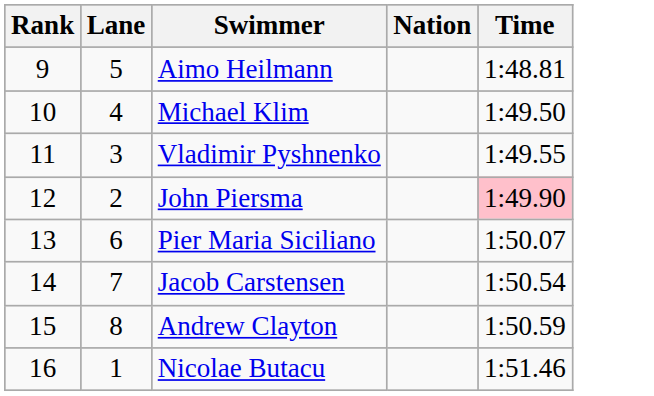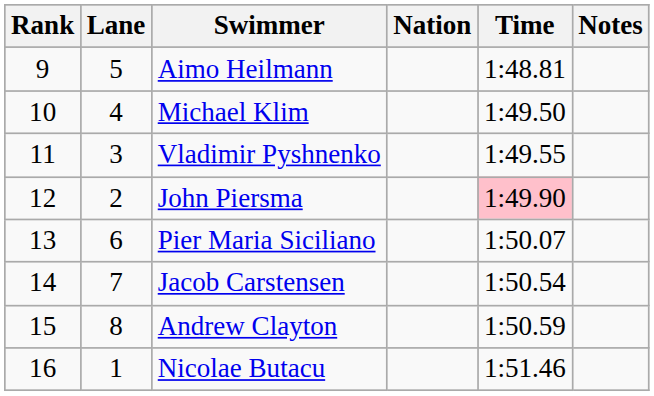+ column: (611, 25)
